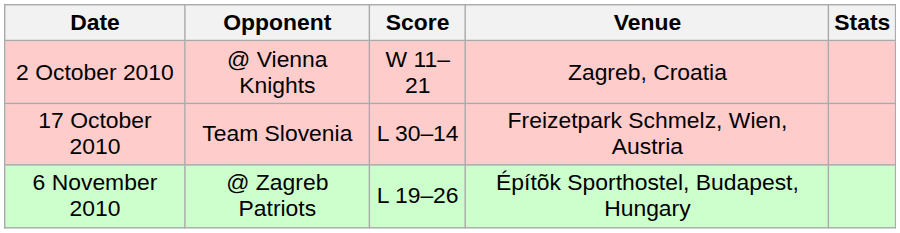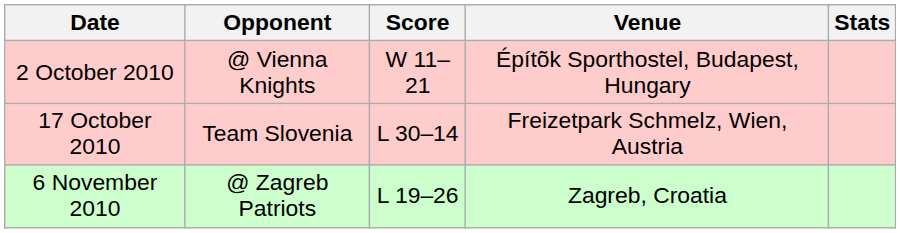(647, 71) Zagreb, Croatia -> (647, 71) Építõk Sporthostel, Budapest, Hungary
(647, 195) Építõk Sporthostel, Budapest, Hungary -> (647, 195) Zagreb, Croatia
